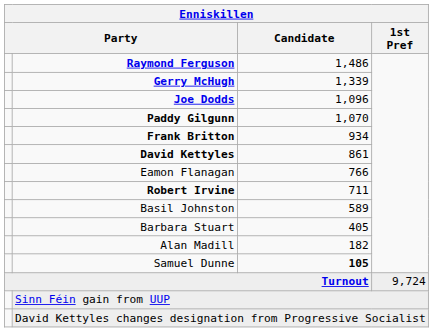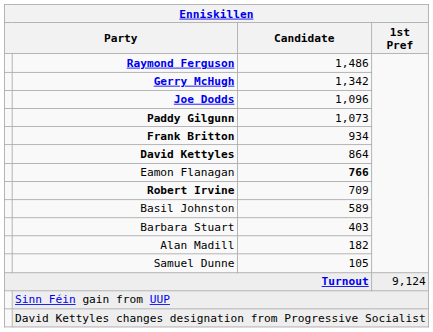(352, 81) 1,339 -> (352, 81) 1,342
(352, 118) 1,070 -> (352, 118) 1,073
(359, 154) 861 -> (359, 154) 864
(359, 172) normal -> (359, 172) bold
(359, 190) 711 -> (359, 190) 709
(359, 227) 405 -> (359, 227) 403
(359, 263) bold -> (359, 263) normal
(409, 282) 9,724 -> (409, 282) 9,124
